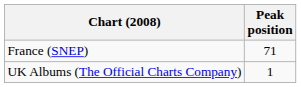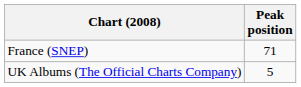(270, 72) 1 -> (270, 72) 5
